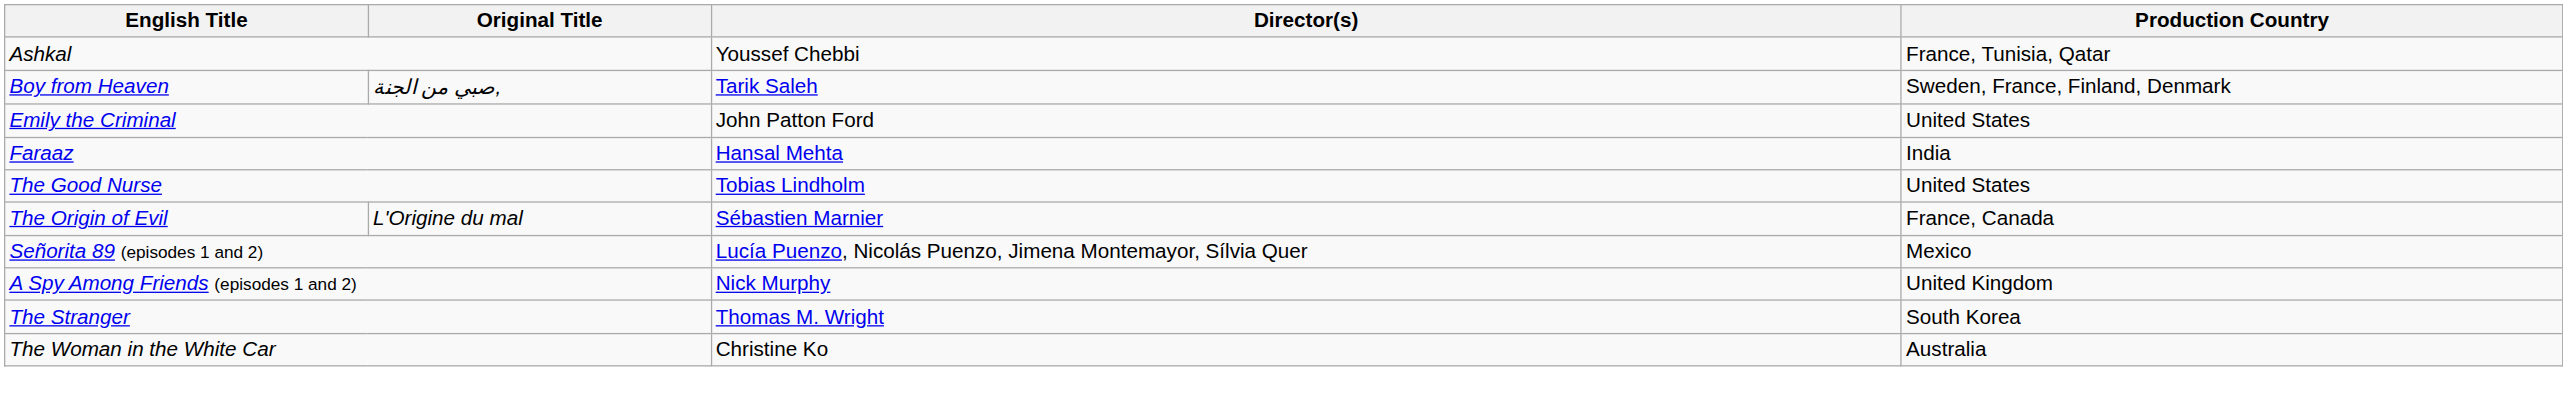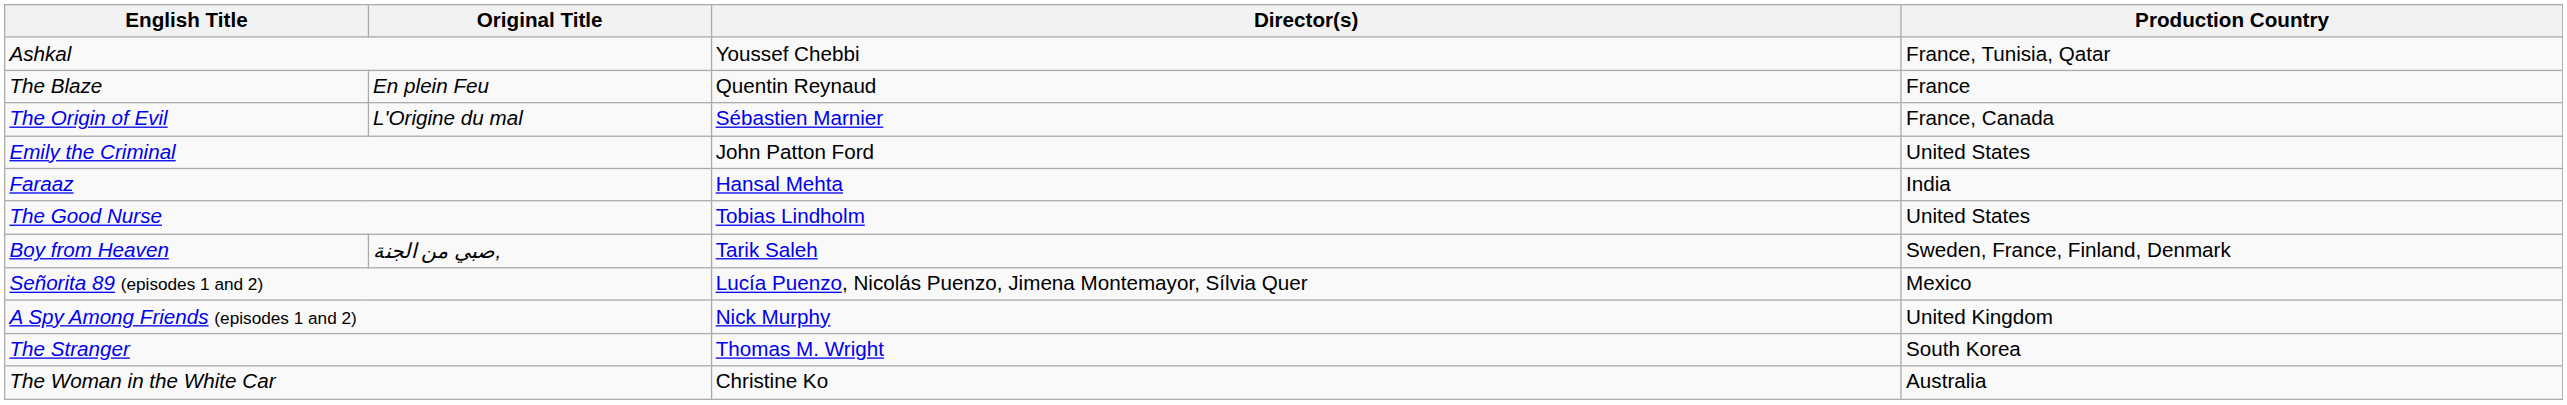+ row: (56, 86)
rows swapped: (89, 86) <-> (89, 218)
